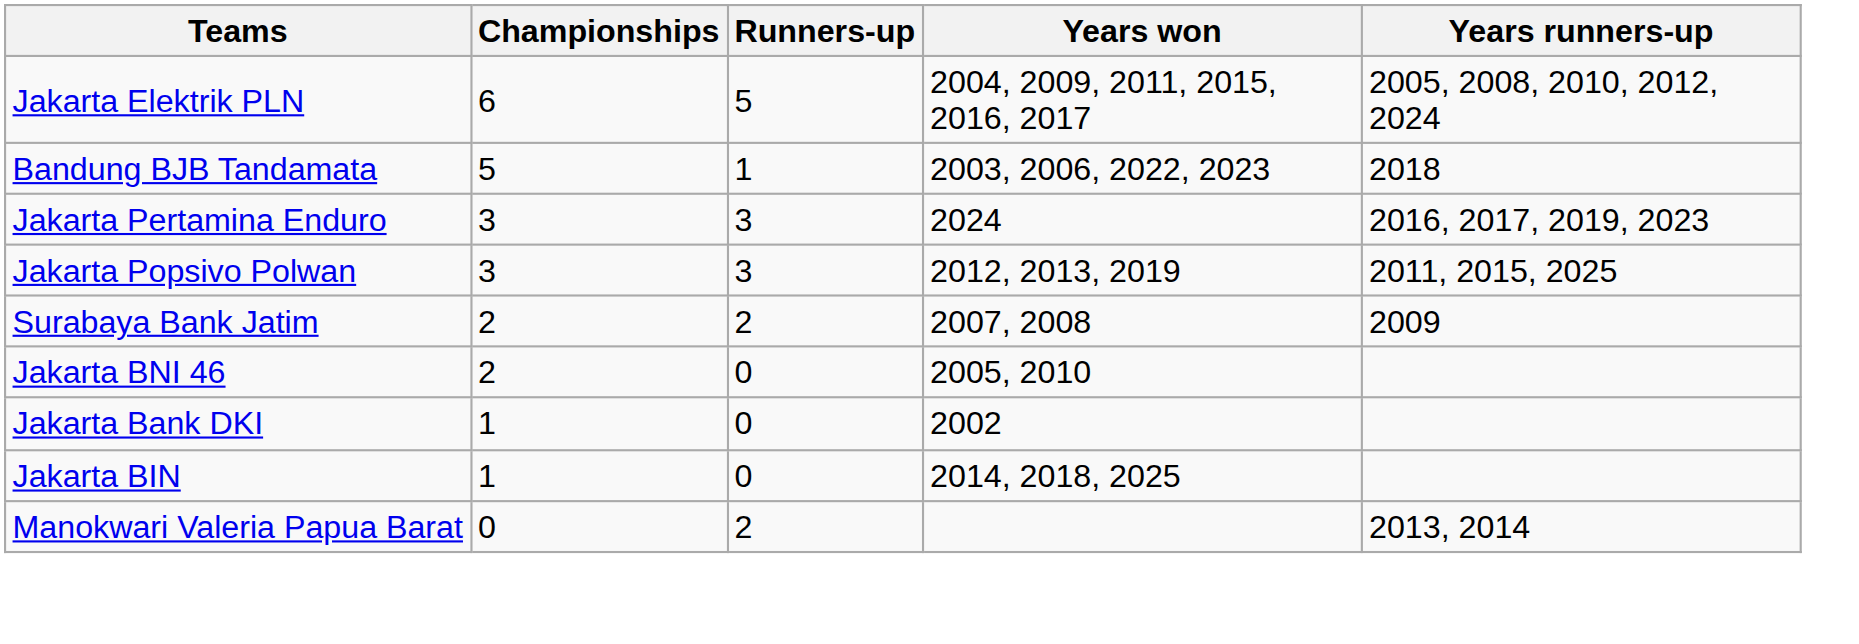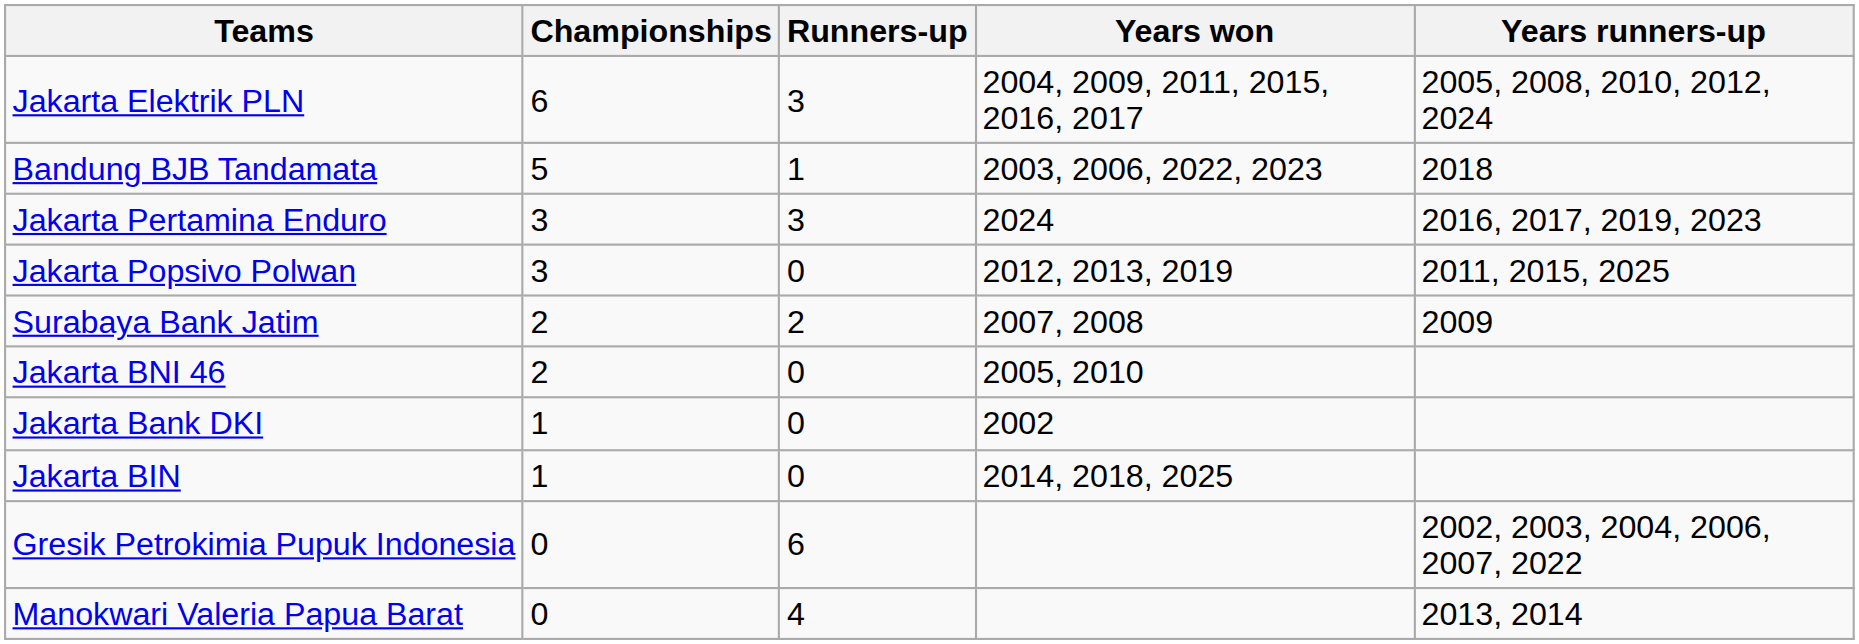(743, 100) 5 -> (796, 100) 3
(743, 271) 3 -> (796, 271) 0
+ row: (264, 544)
(743, 526) 2 -> (796, 613) 4
